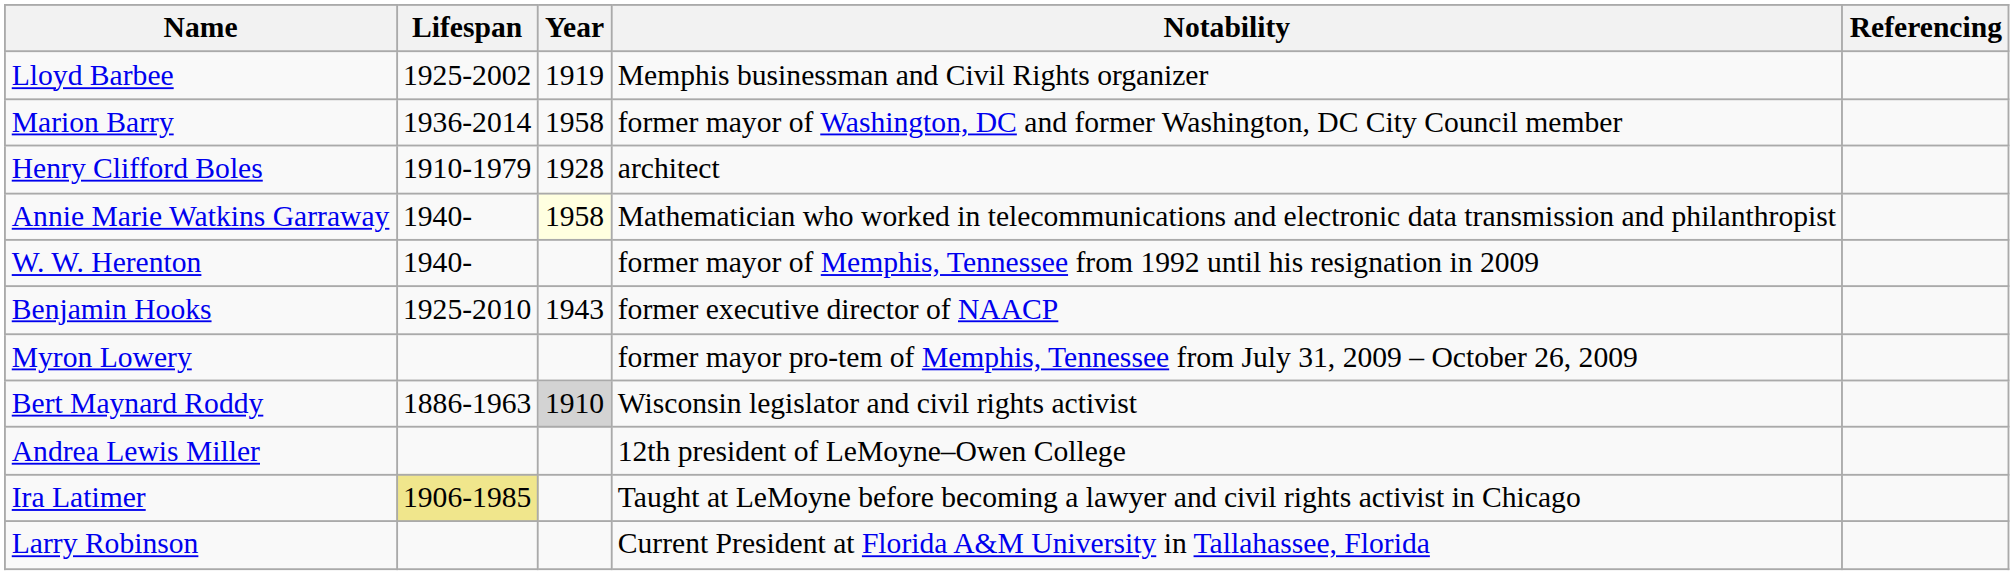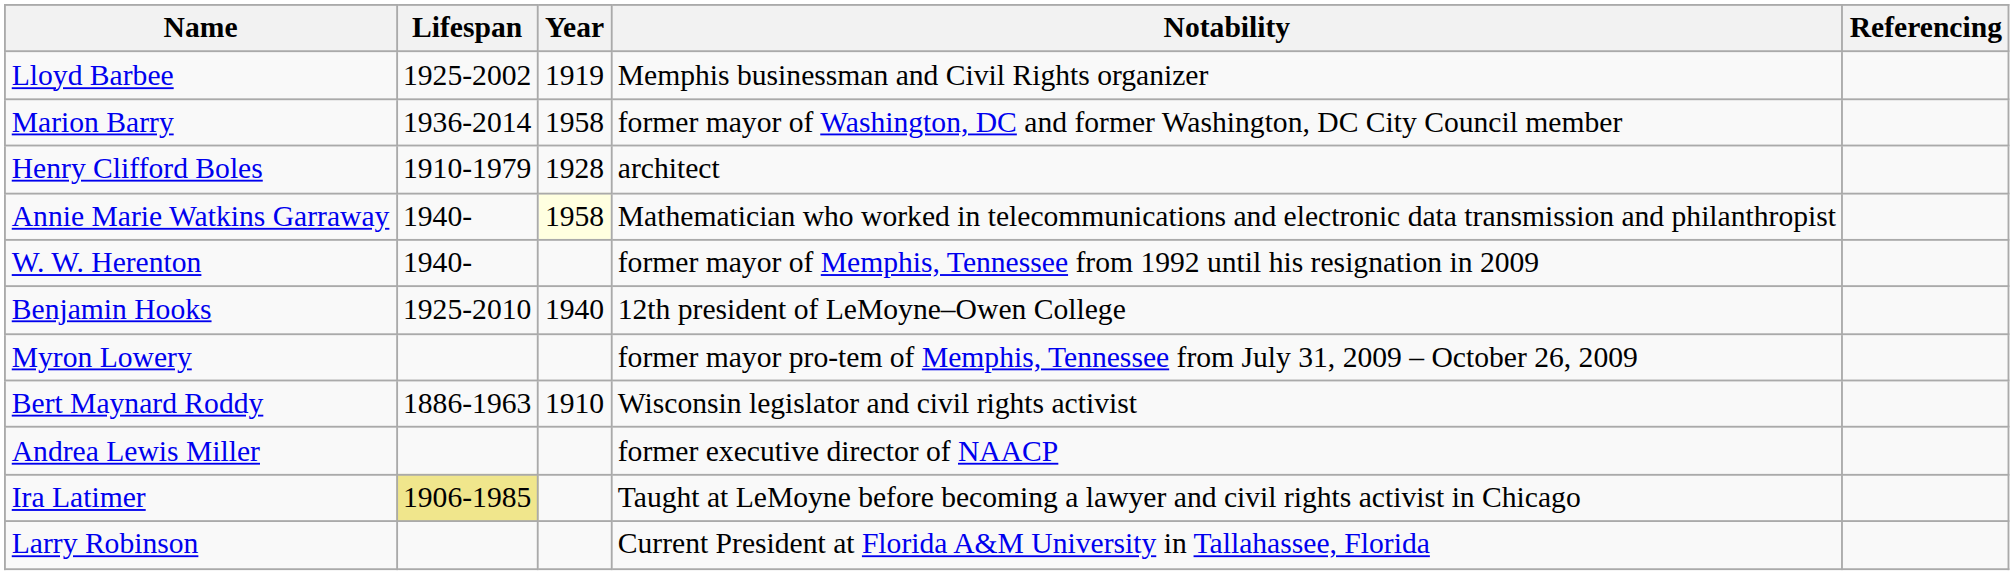(575, 309) 1943 -> (575, 309) 1940
(838, 309) former executive director of NAACP -> (872, 309) 12th president of LeMoyne–Owen College
(575, 403) lightgrey background -> (575, 403) no background
(872, 450) 12th president of LeMoyne–Owen College -> (838, 450) former executive director of NAACP
